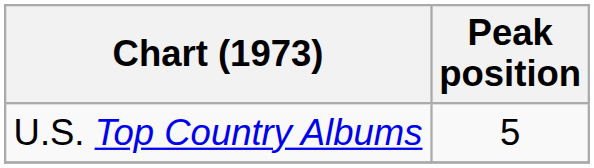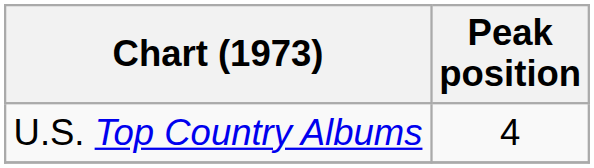(510, 132) 5 -> (510, 132) 4
